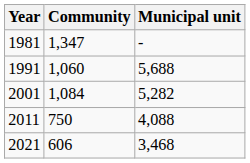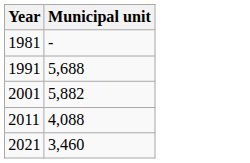- column: (89, 17)
(156, 94) 5,282 -> (66, 94) 5,882
(156, 145) 3,468 -> (66, 145) 3,460
